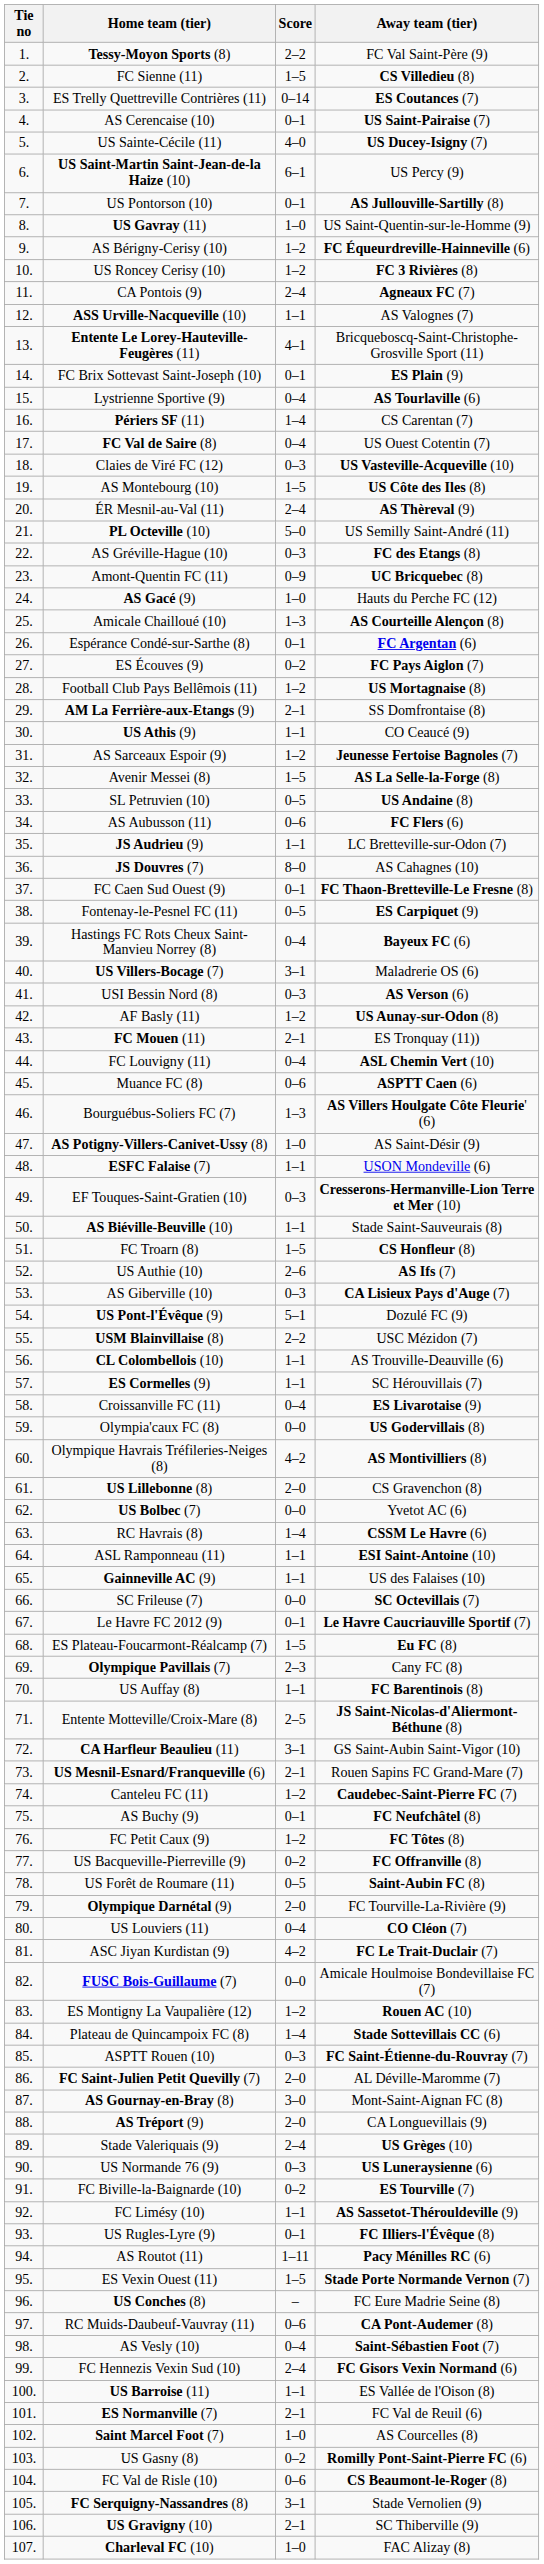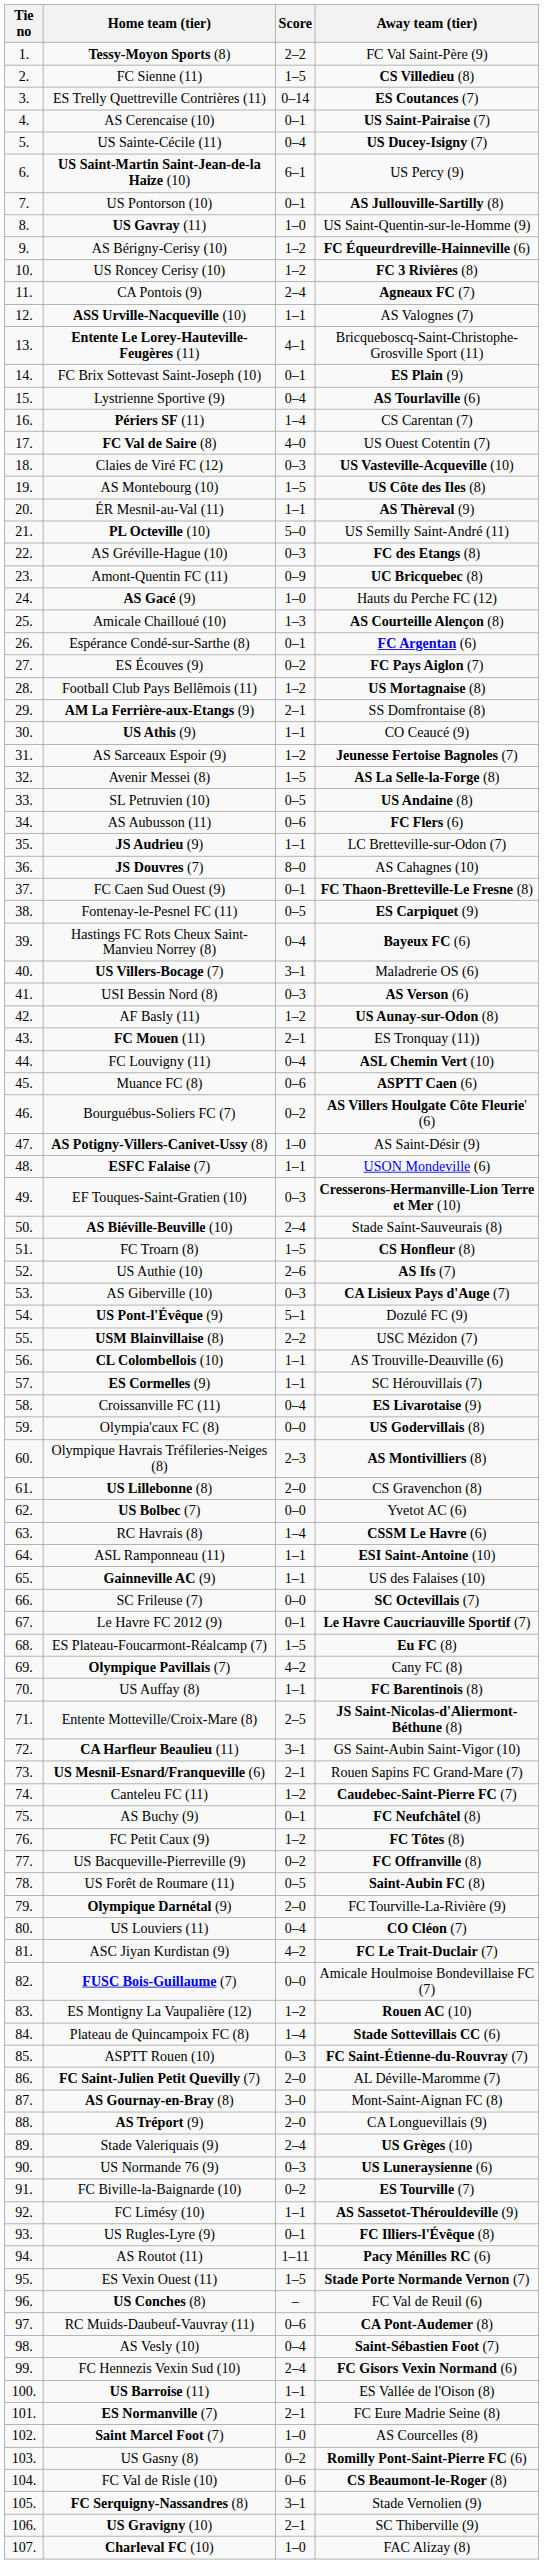(295, 143) 4–0 -> (295, 143) 0–4
(295, 442) 0–4 -> (295, 442) 4–0
(295, 509) 2–4 -> (295, 509) 1–1
(295, 1114) 1–3 -> (295, 1114) 0–2
(295, 1227) 1–1 -> (295, 1227) 2–4
(295, 1458) 4–2 -> (295, 1458) 2–3
(295, 1667) 2–3 -> (295, 1667) 4–2
(427, 2301) FC Eure Madrie Seine (8) -> (427, 2301) FC Val de Reuil (6)
(427, 2413) FC Val de Reuil (6) -> (427, 2413) FC Eure Madrie Seine (8)
